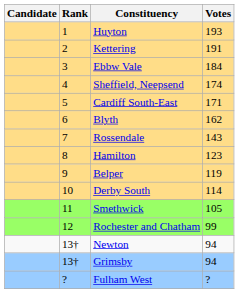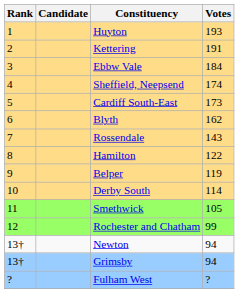columns swapped: (75, 13) <-> (32, 13)
(214, 102) 171 -> (214, 102) 173
(214, 155) 123 -> (214, 155) 122
